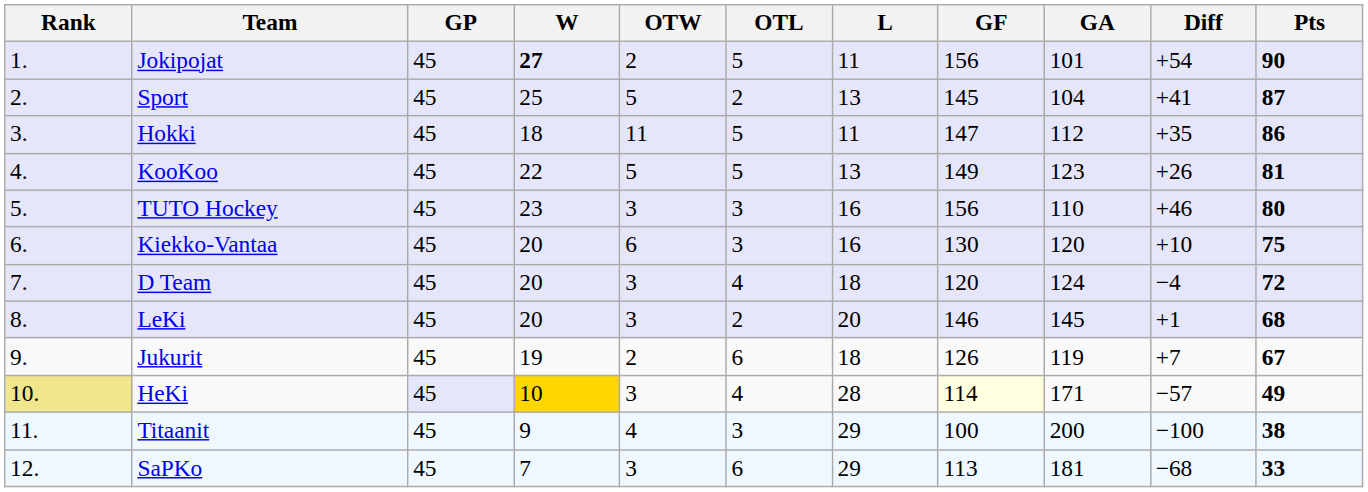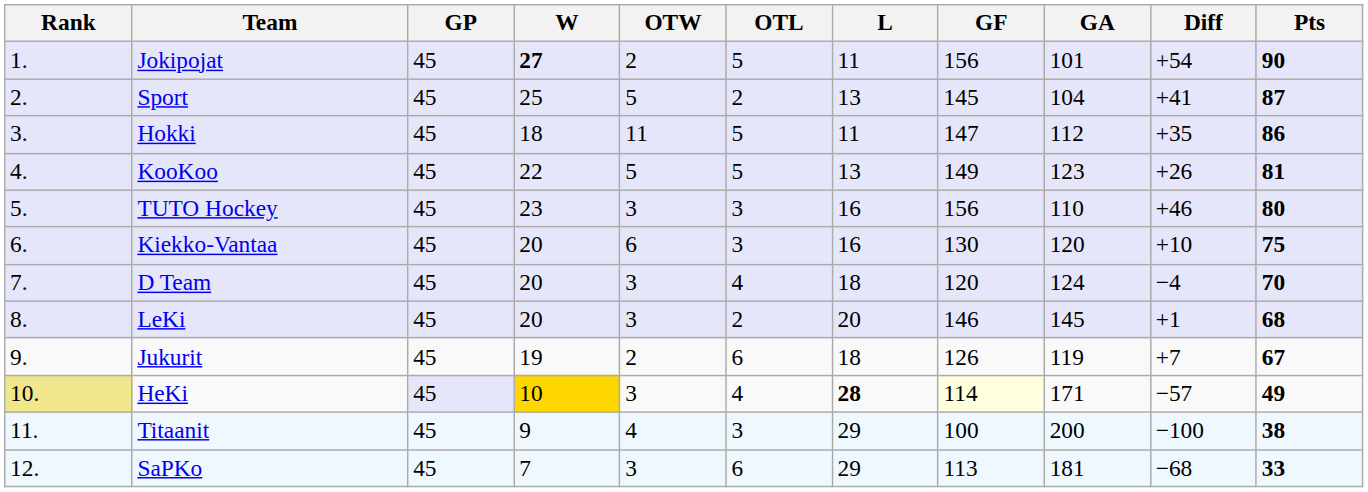(1273, 282) 72 -> (1273, 282) 70
(849, 393) normal -> (849, 393) bold
